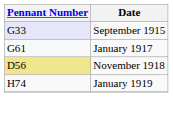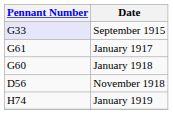+ row: (123, 65)
(16, 65) khaki background -> (16, 83) no background
